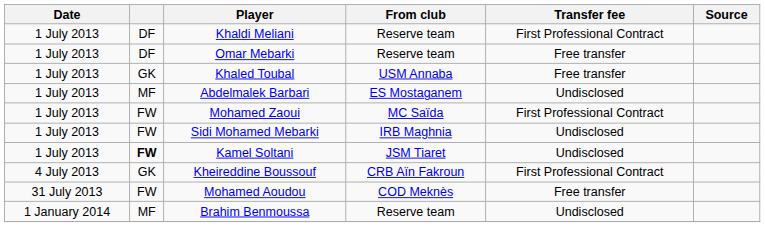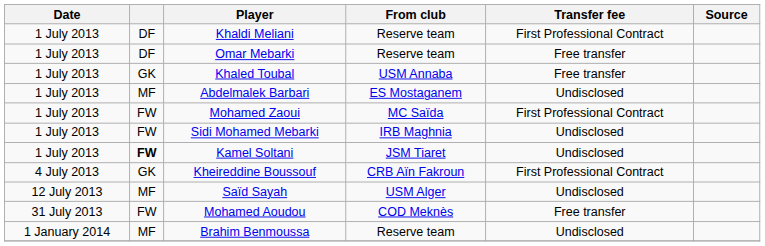+ row: (255, 191)
